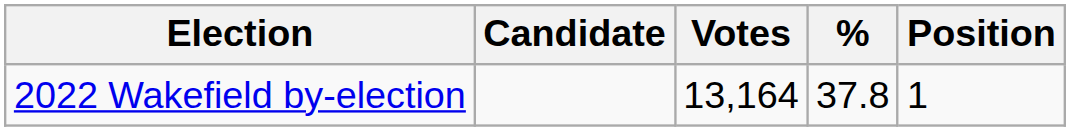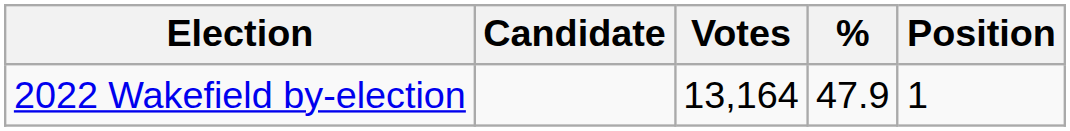(853, 94) 37.8 -> (853, 94) 47.9
